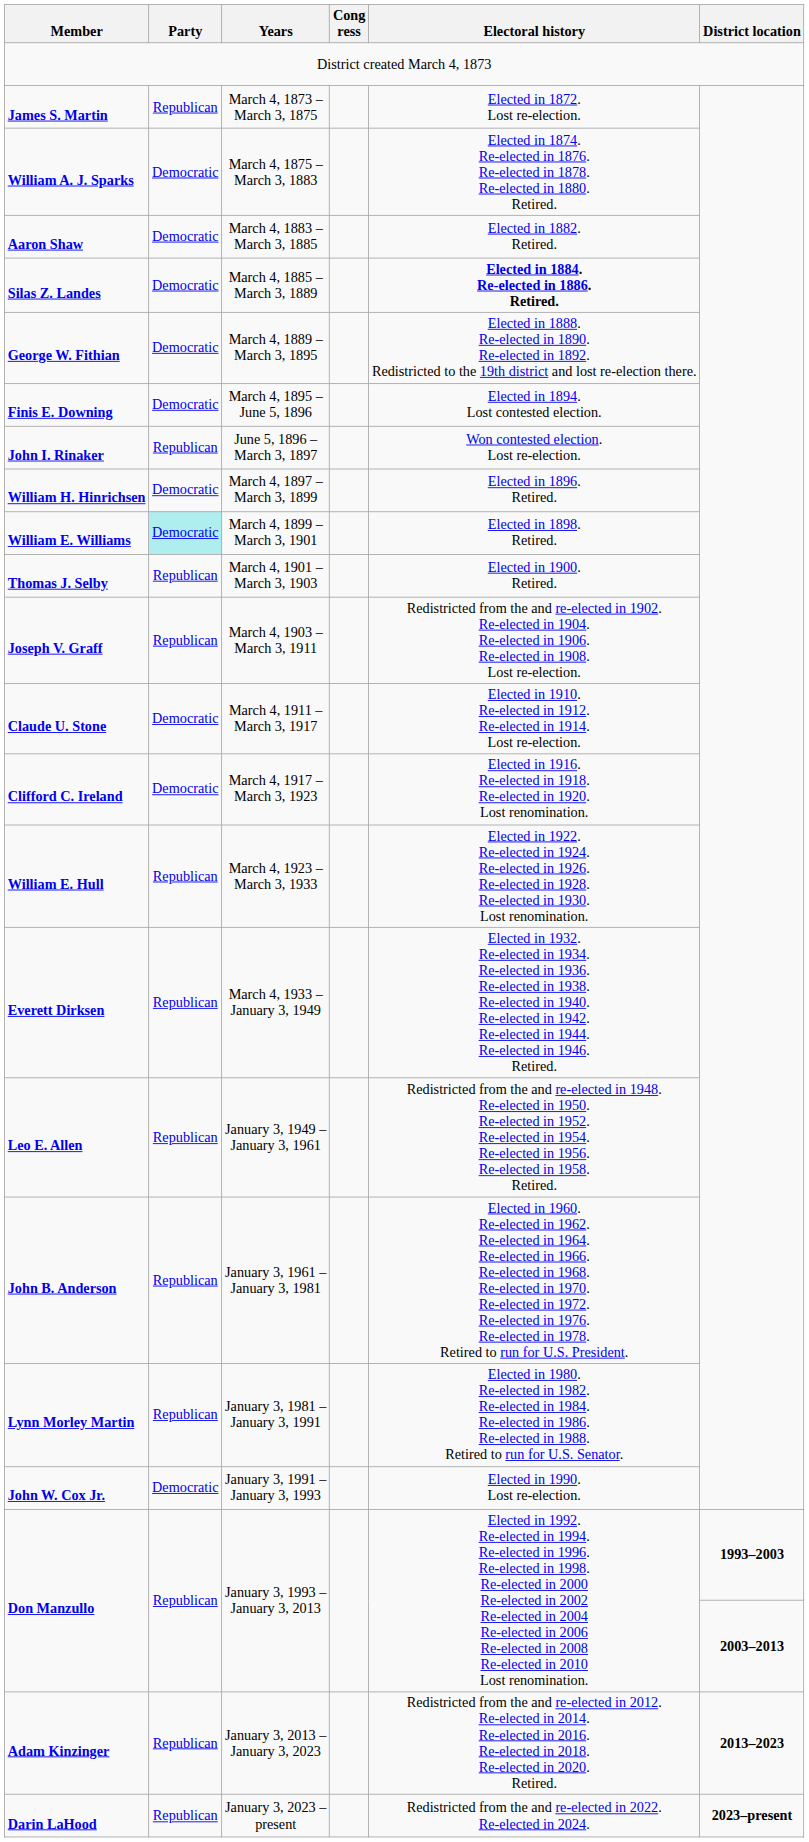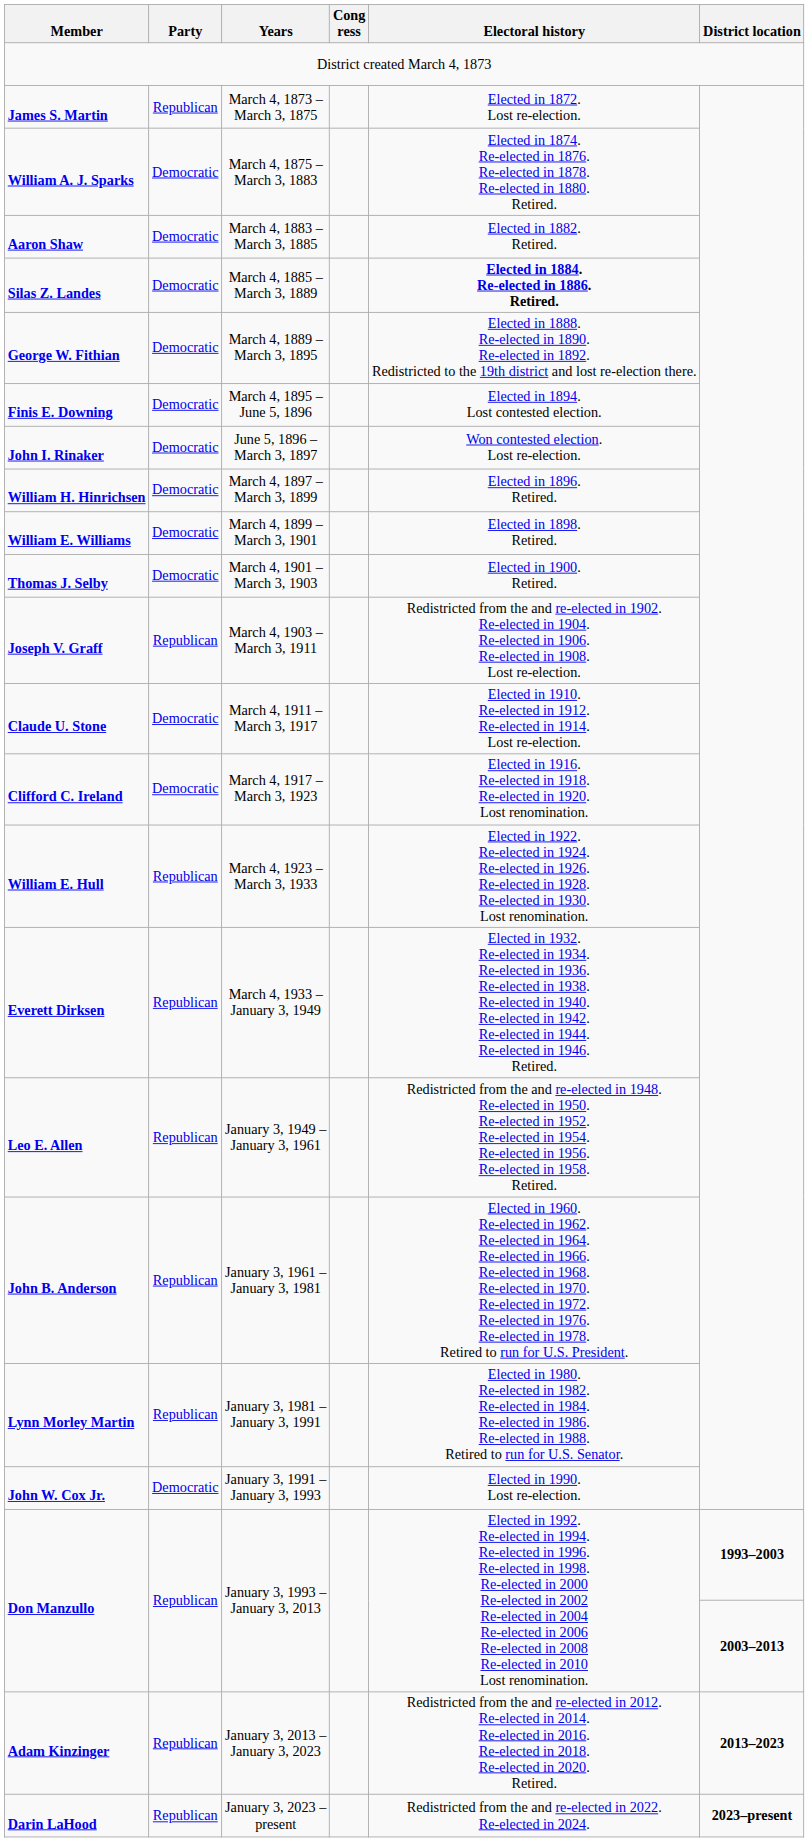(185, 447) Republican -> (185, 447) Democratic
(185, 532) paleturquoise background -> (185, 532) no background
(185, 575) Republican -> (185, 575) Democratic
